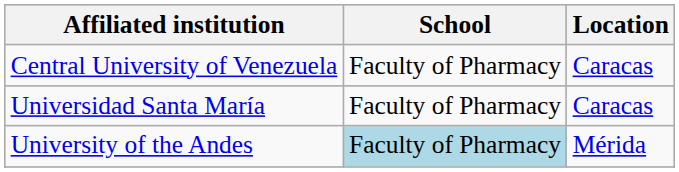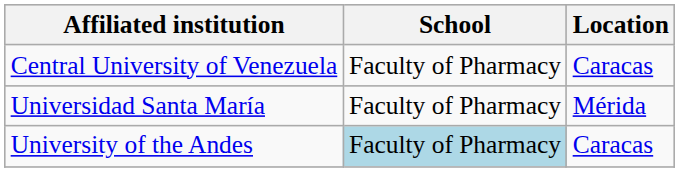(613, 105) Caracas -> (609, 105) Mérida
(609, 145) Mérida -> (613, 145) Caracas
